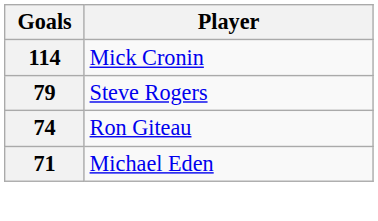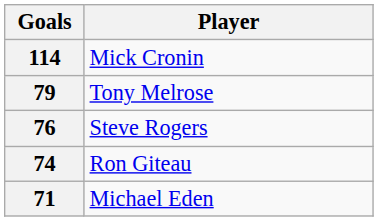+ row: (151, 92)
(45, 92) 79 -> (45, 127) 76
